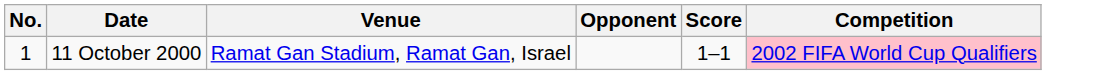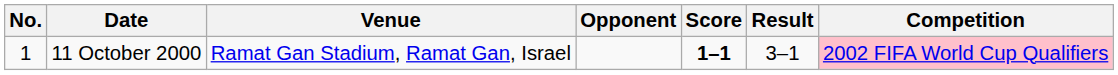+ column: (783, 20)
(714, 52) normal -> (714, 52) bold
